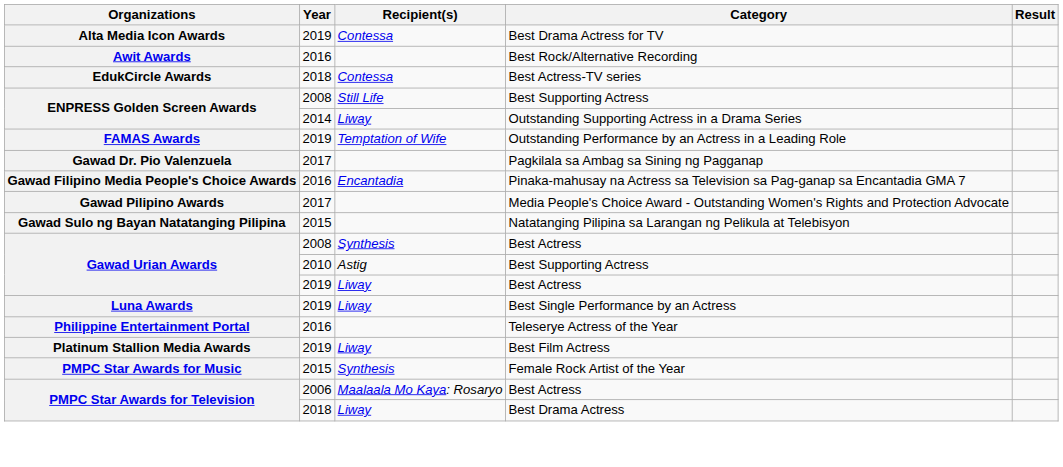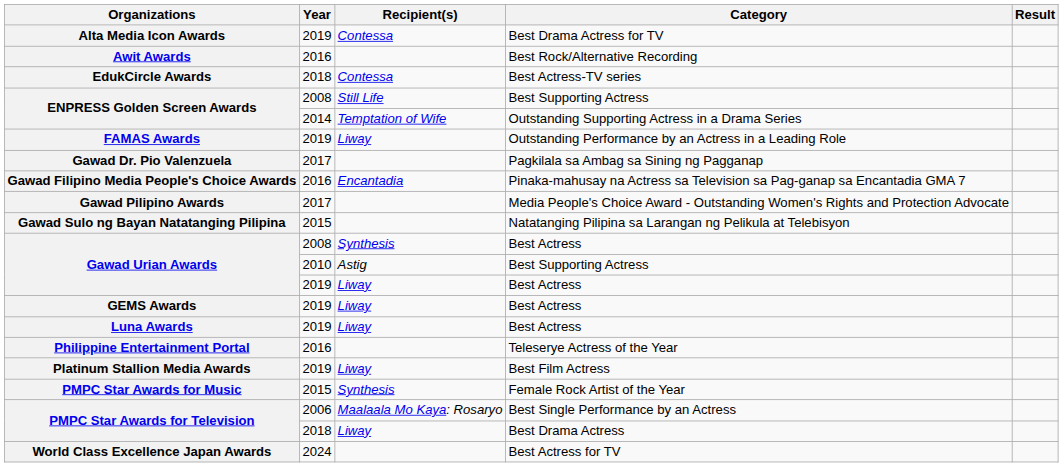(354, 118) Liway -> (392, 118) Temptation of Wife
(392, 139) Temptation of Wife -> (354, 139) Liway
+ row: (152, 306)
(622, 306) Best Single Performance by an Actress -> (545, 327) Best Actress
(545, 389) Best Actress -> (622, 410) Best Single Performance by an Actress
+ row: (152, 451)
